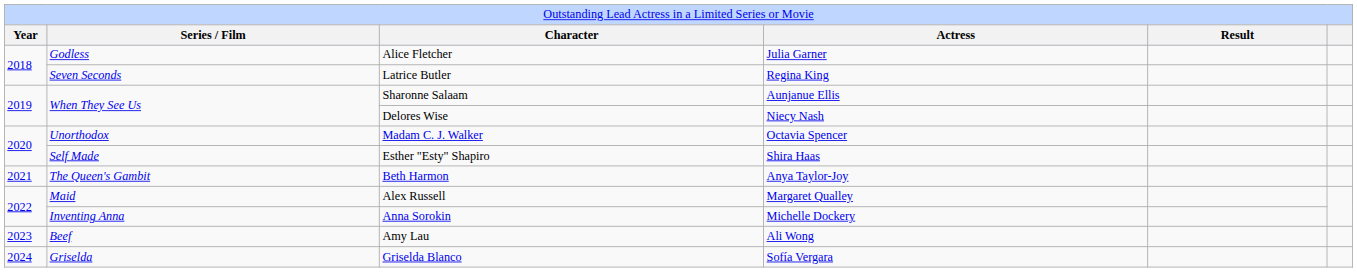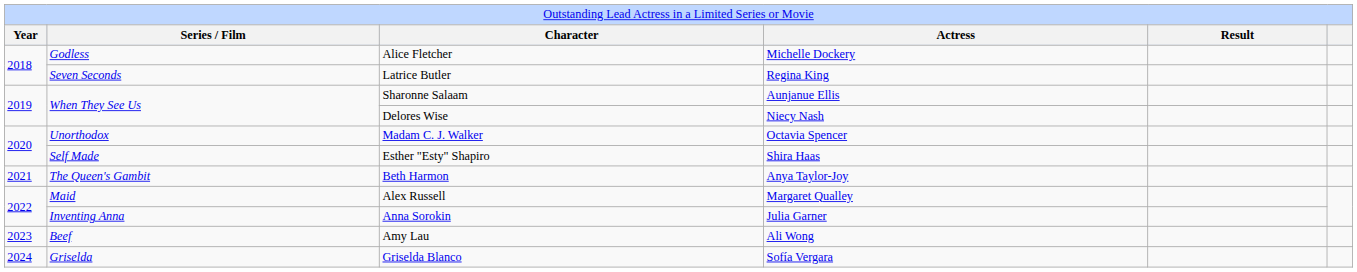(797, 55) Julia Garner -> (811, 55) Michelle Dockery
(811, 216) Michelle Dockery -> (797, 216) Julia Garner
